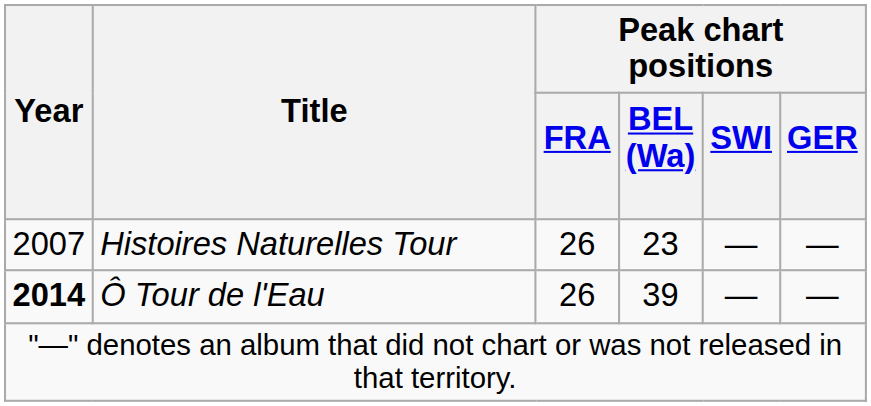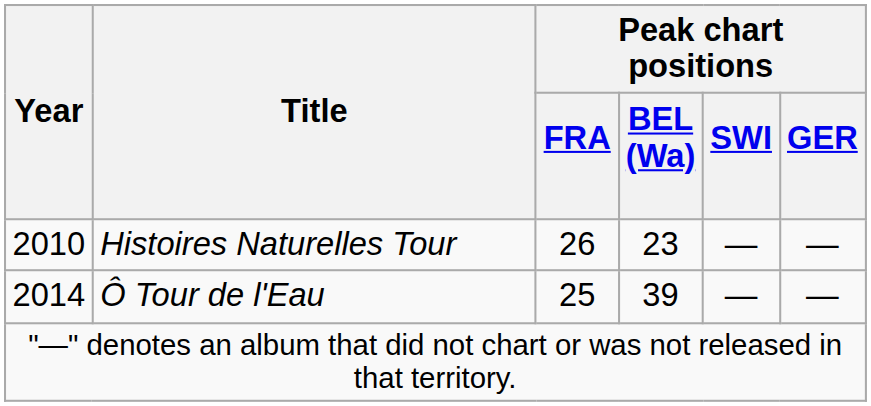(49, 244) 2007 -> (49, 244) 2010
(49, 295) bold -> (49, 295) normal
(577, 295) 26 -> (577, 295) 25
